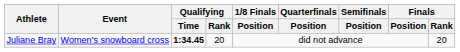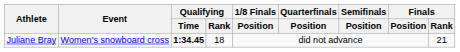(219, 41) 20 -> (219, 41) 18
(442, 41) 20 -> (442, 41) 21
